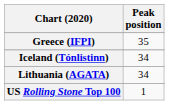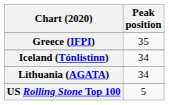(143, 91) 1 -> (143, 91) 5
